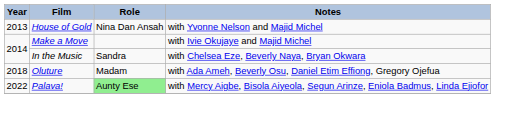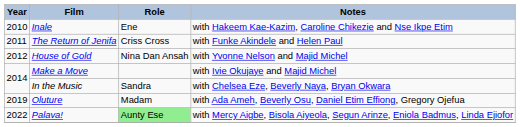+ row: (42, 27)
+ row: (74, 42)
(17, 27) 2013 -> (17, 56) 2012
(17, 71) 2018 -> (17, 101) 2019
